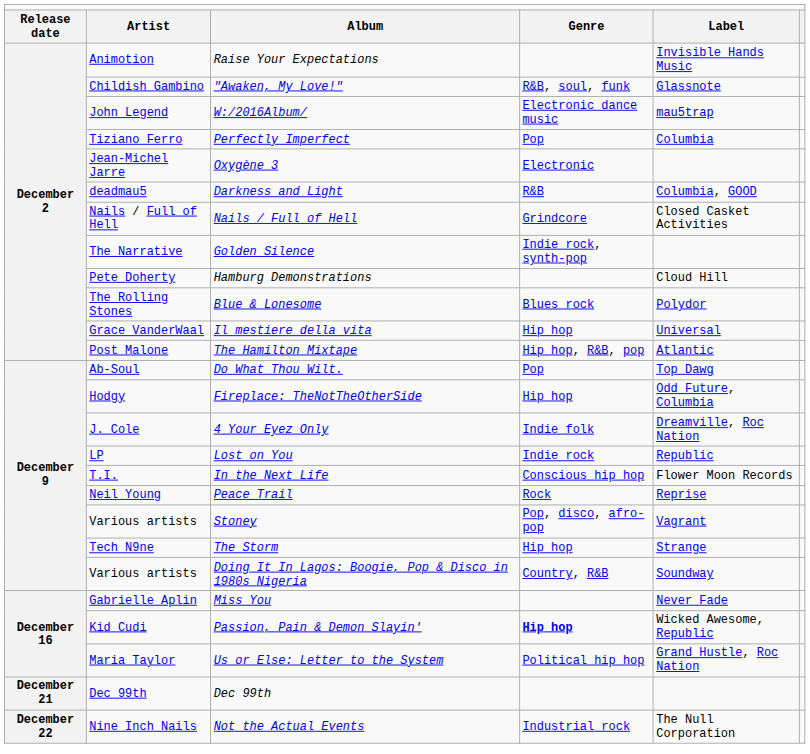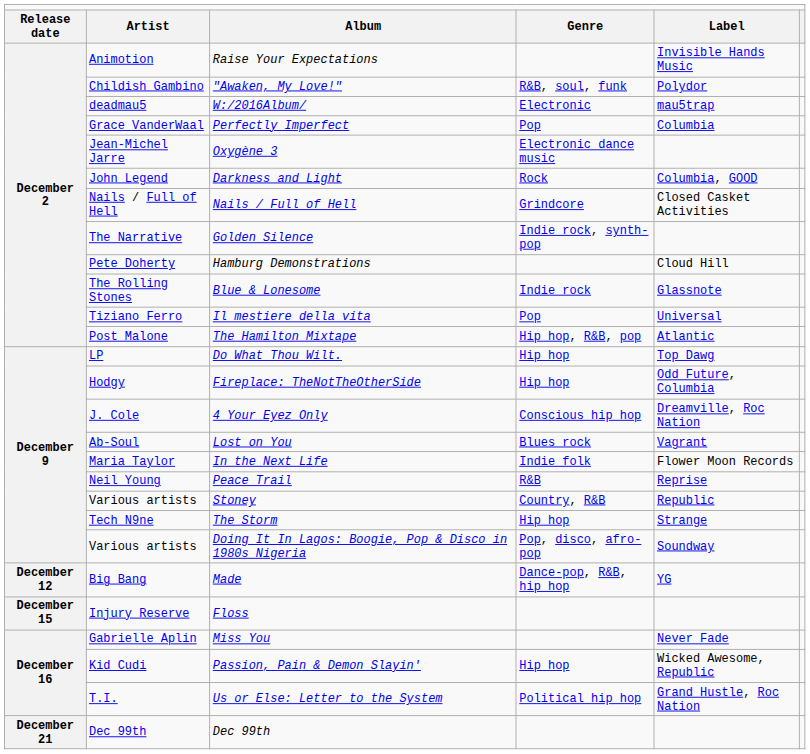(689, 86) Glassnote -> (682, 86) Polydor
(129, 113) John Legend -> (118, 106) deadmau5
(580, 113) Electronic dance music -> (555, 106) Electronic
(136, 139) Tiziano Ferro -> (146, 125) Grace VanderWaal
(558, 166) Electronic -> (577, 152) Electronic dance music
(118, 192) deadmau5 -> (128, 178) John Legend
(533, 192) R&B -> (534, 178) Rock
(558, 305) Blues rock -> (555, 291) Indie rock
(681, 305) Polydor -> (689, 291) Glassnote
(147, 331) Grace VanderWaal -> (136, 317) Tiziano Ferro
(548, 331) Hip hop -> (530, 317) Pop
(114, 370) Ab-Soul -> (96, 356) LP
(533, 370) Pop -> (544, 356) Hip hop
(558, 430) Indie folk -> (580, 416) Conscious hip hop
(96, 456) LP -> (114, 442) Ab-Soul
(558, 456) Indie rock -> (555, 442) Blues rock
(685, 456) Republic -> (682, 442) Vagrant
(104, 475) T.I. -> (132, 462) Maria Taylor
(583, 475) Conscious hip hop -> (555, 462) Indie folk
(537, 495) Rock -> (530, 481) R&B
(583, 521) Pop, disco, afro-pop -> (562, 501) Country, R&B
(681, 521) Vagrant -> (686, 501) Republic
(565, 574) Country, R&B -> (580, 547) Pop, disco, afro-pop
+ row: (227, 580)
+ row: (231, 613)
(548, 627) bold -> (544, 666) normal
(132, 660) Maria Taylor -> (103, 699) T.I.
- row: (289, 727)
